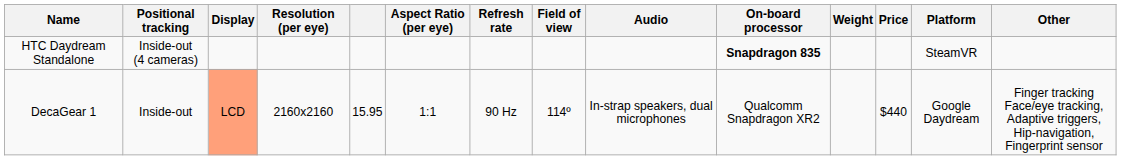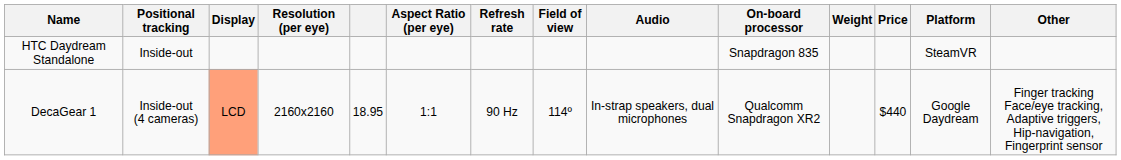(166, 53) Inside-out (4 cameras) -> (166, 53) Inside-out
(773, 53) bold -> (774, 53) normal
(166, 112) Inside-out -> (166, 112) Inside-out (4 cameras)
(367, 112) 15.95 -> (368, 112) 18.95
